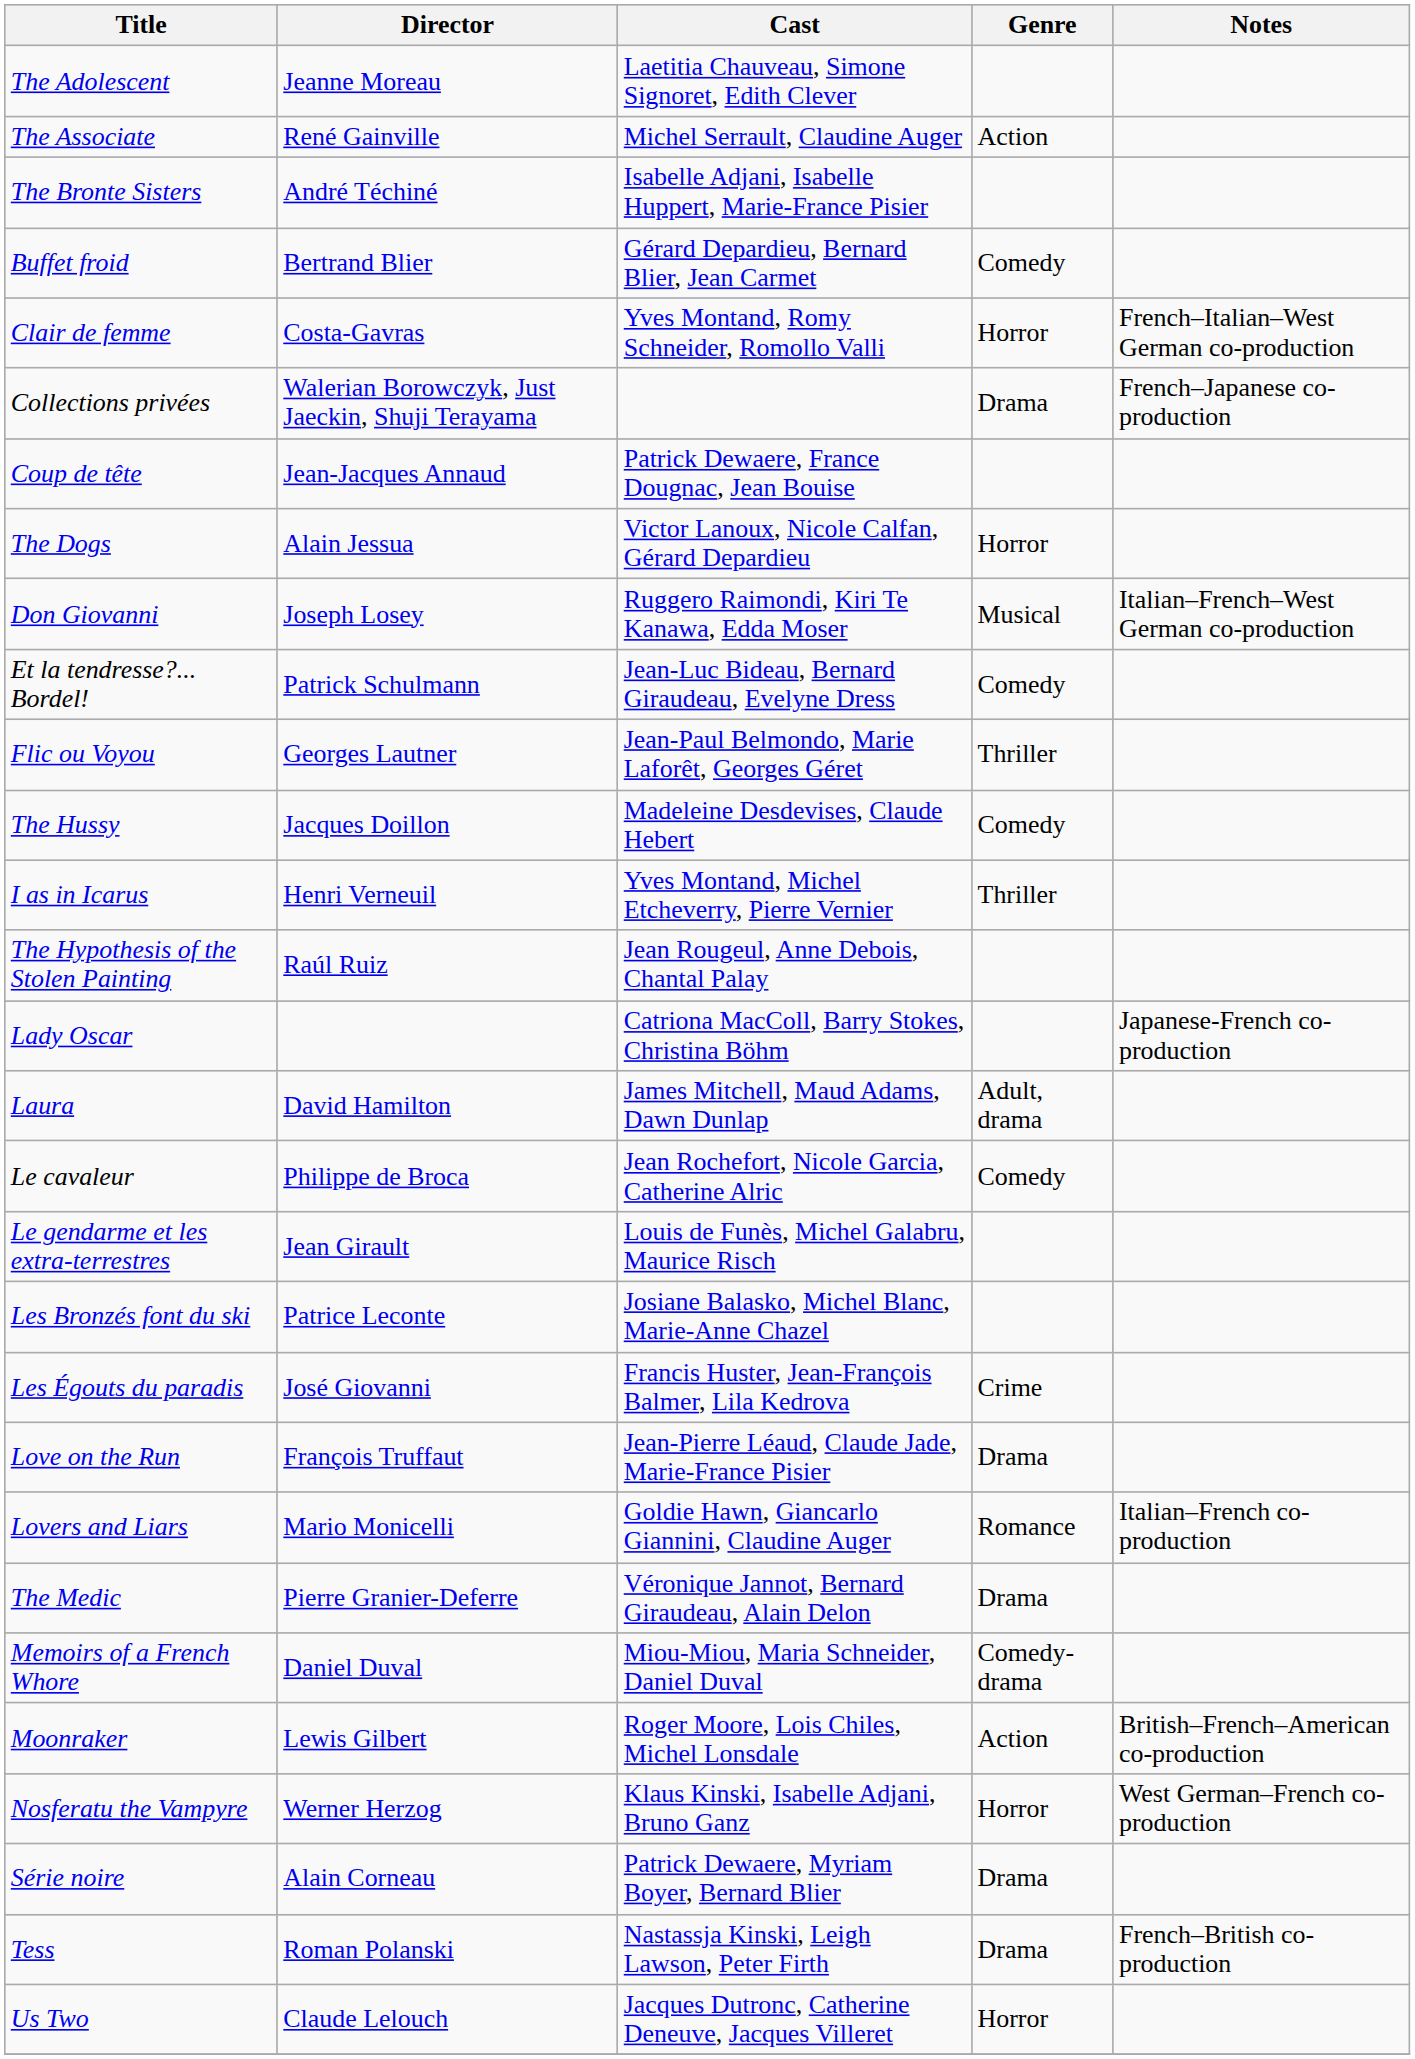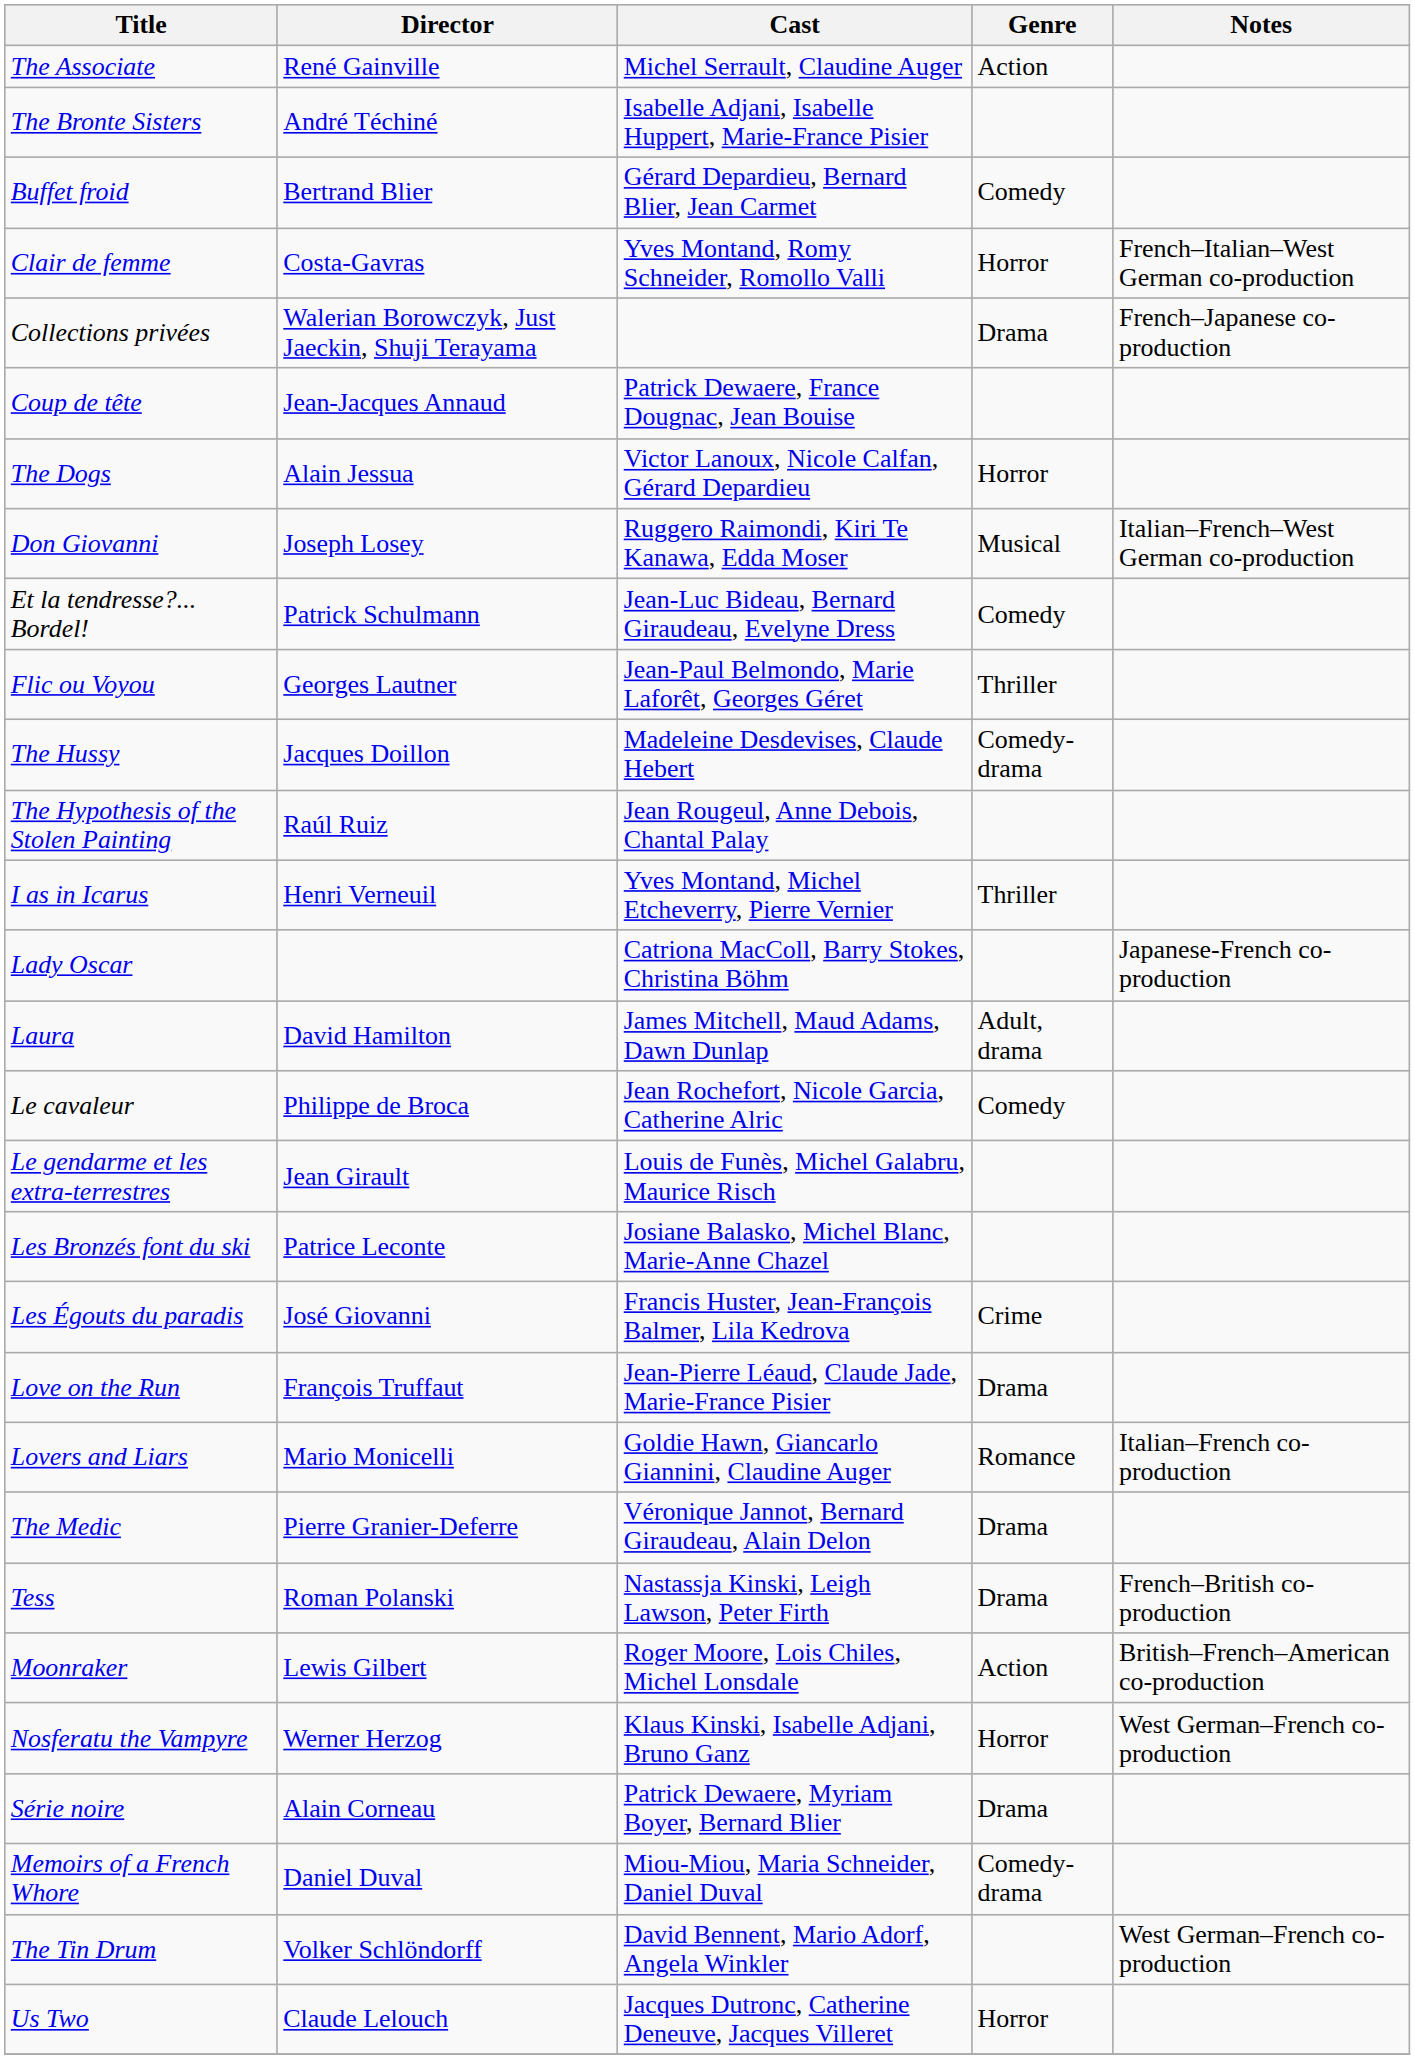- row: (90, 80)
(1021, 824) Comedy -> (1026, 754) Comedy-drama
rows swapped: (123, 965) <-> (80, 894)
rows swapped: (120, 1667) <-> (33, 1948)
+ row: (84, 1948)
